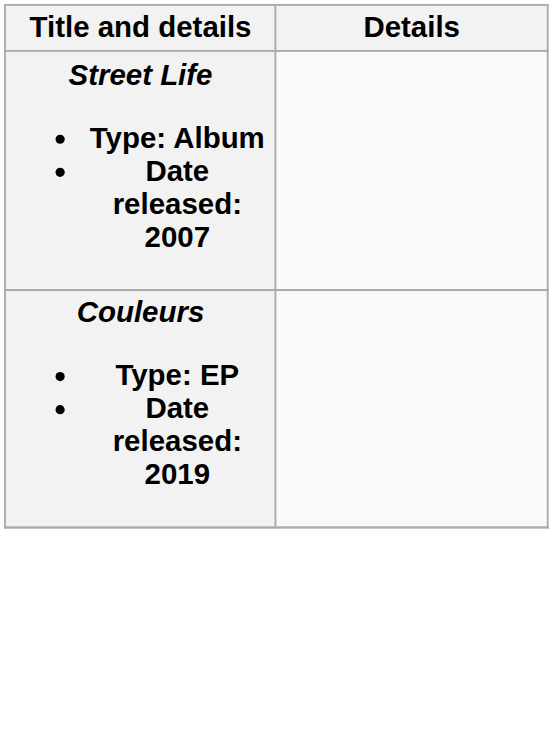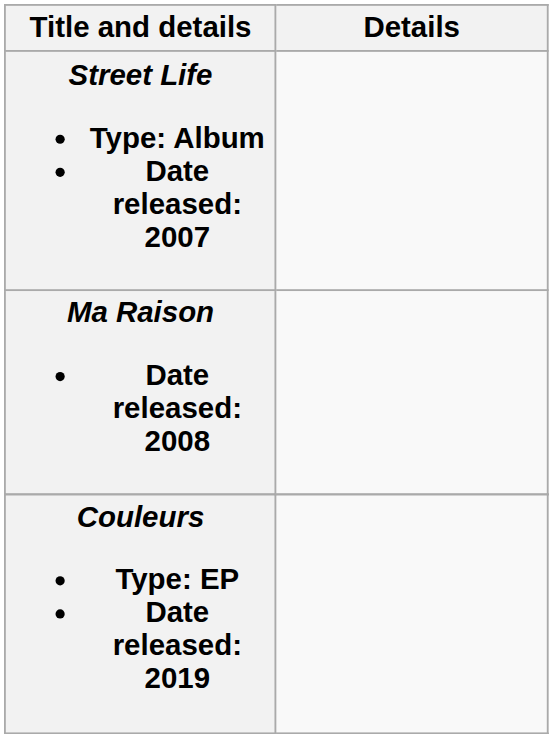+ row: (141, 377)
